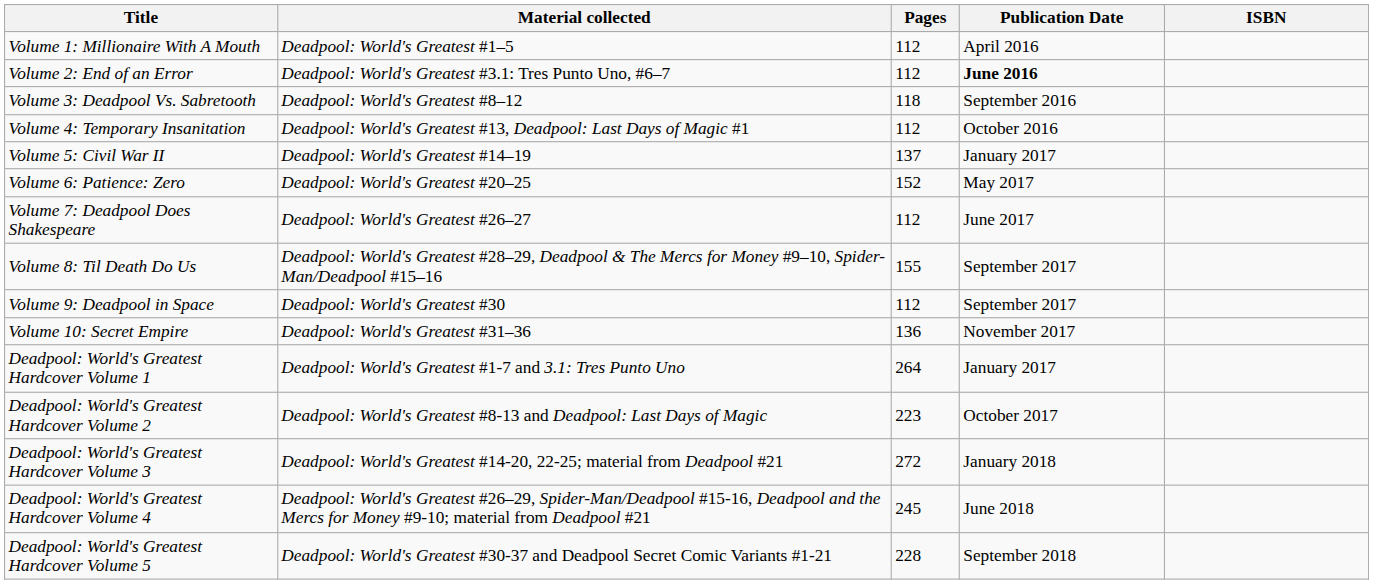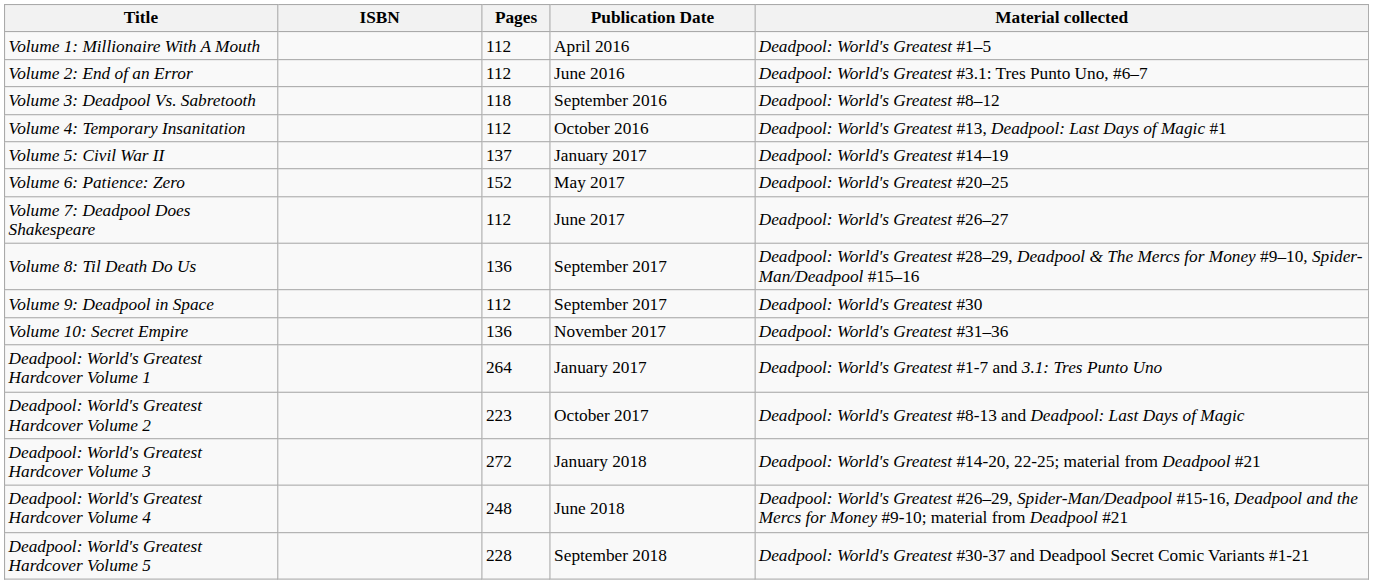columns swapped: (584, 18) <-> (1266, 18)
(1001, 73) bold -> (589, 73) normal
(908, 266) 155 -> (499, 266) 136
(908, 508) 245 -> (499, 508) 248
